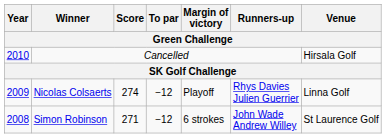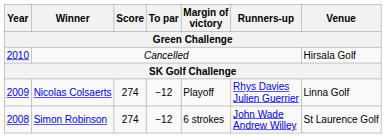(130, 120) 271 -> (130, 120) 274
